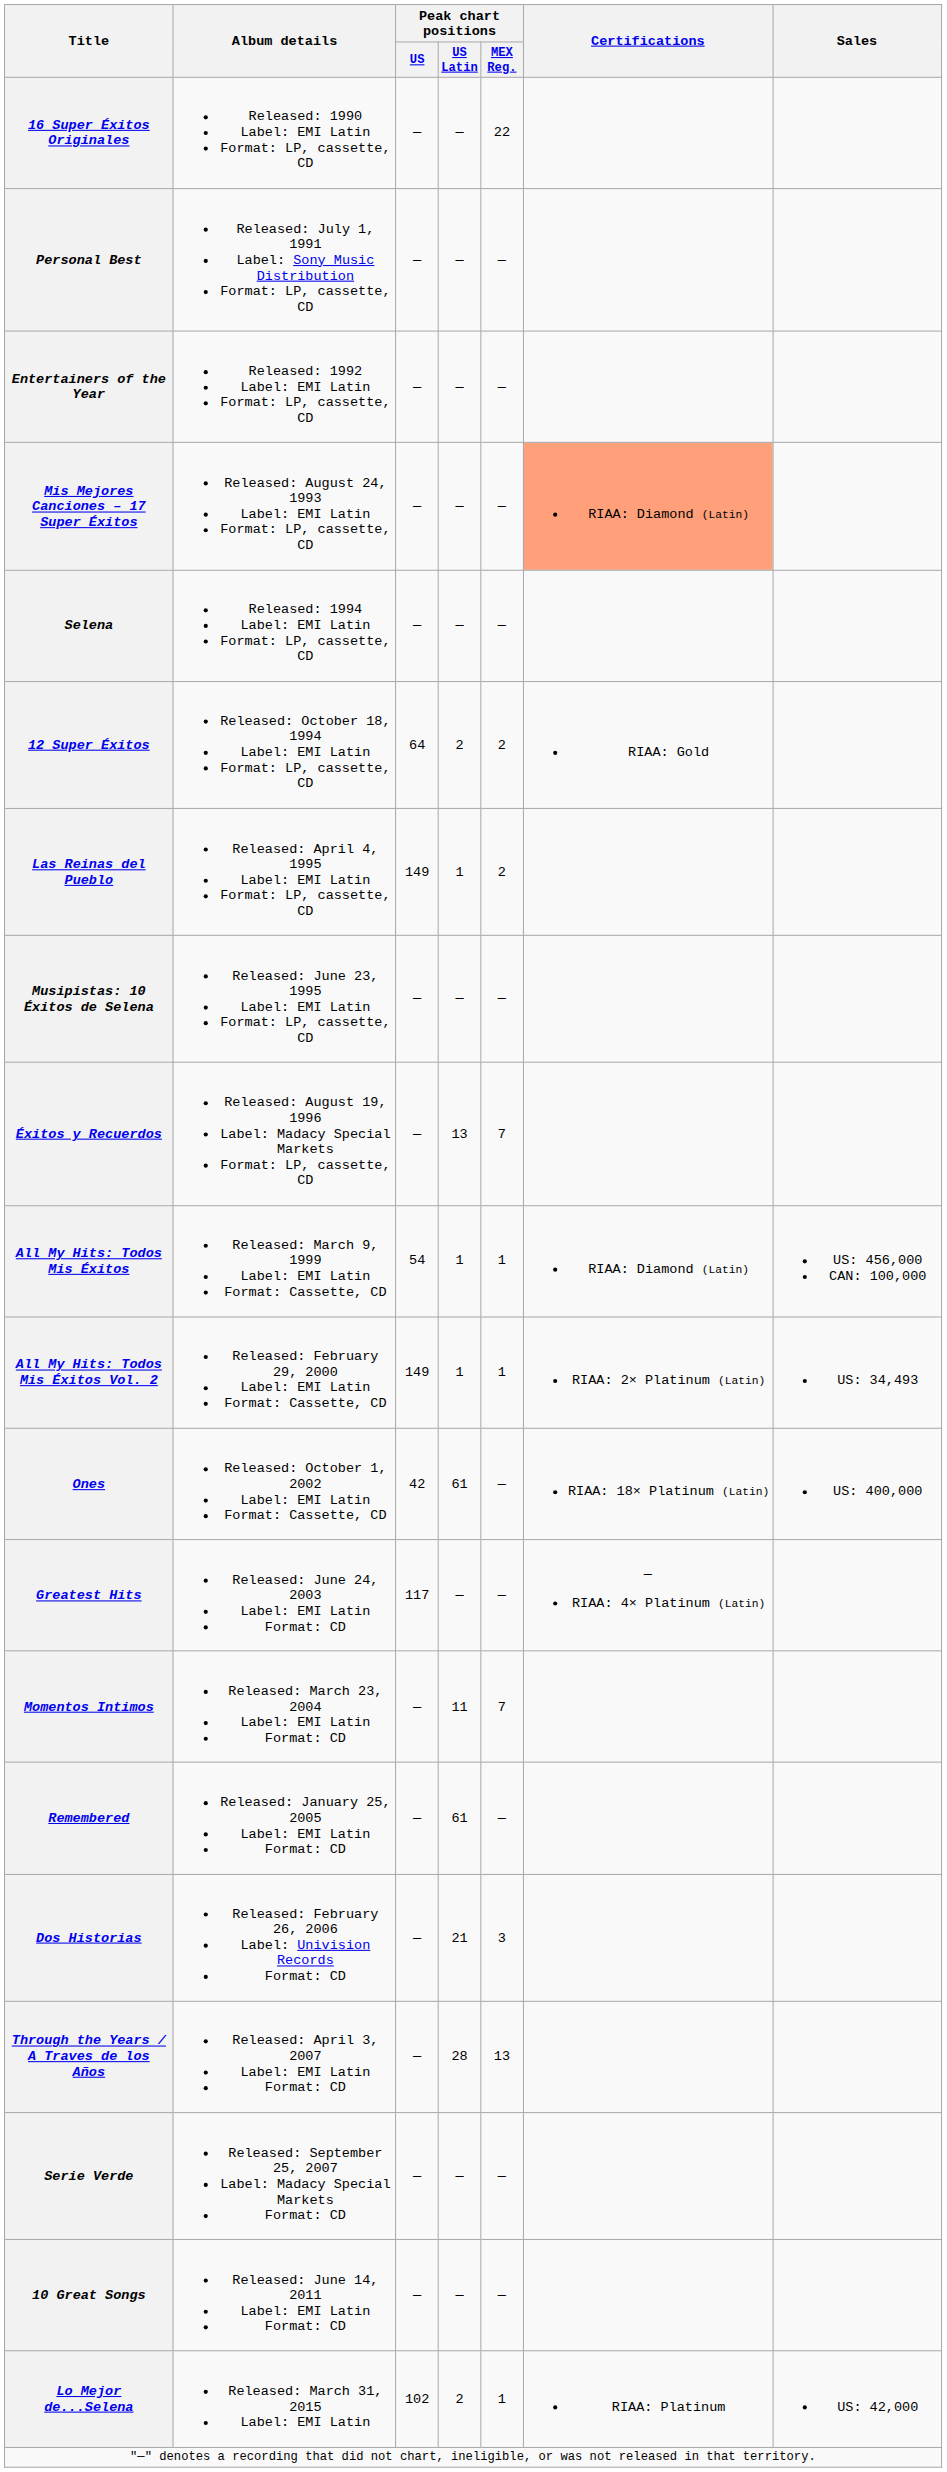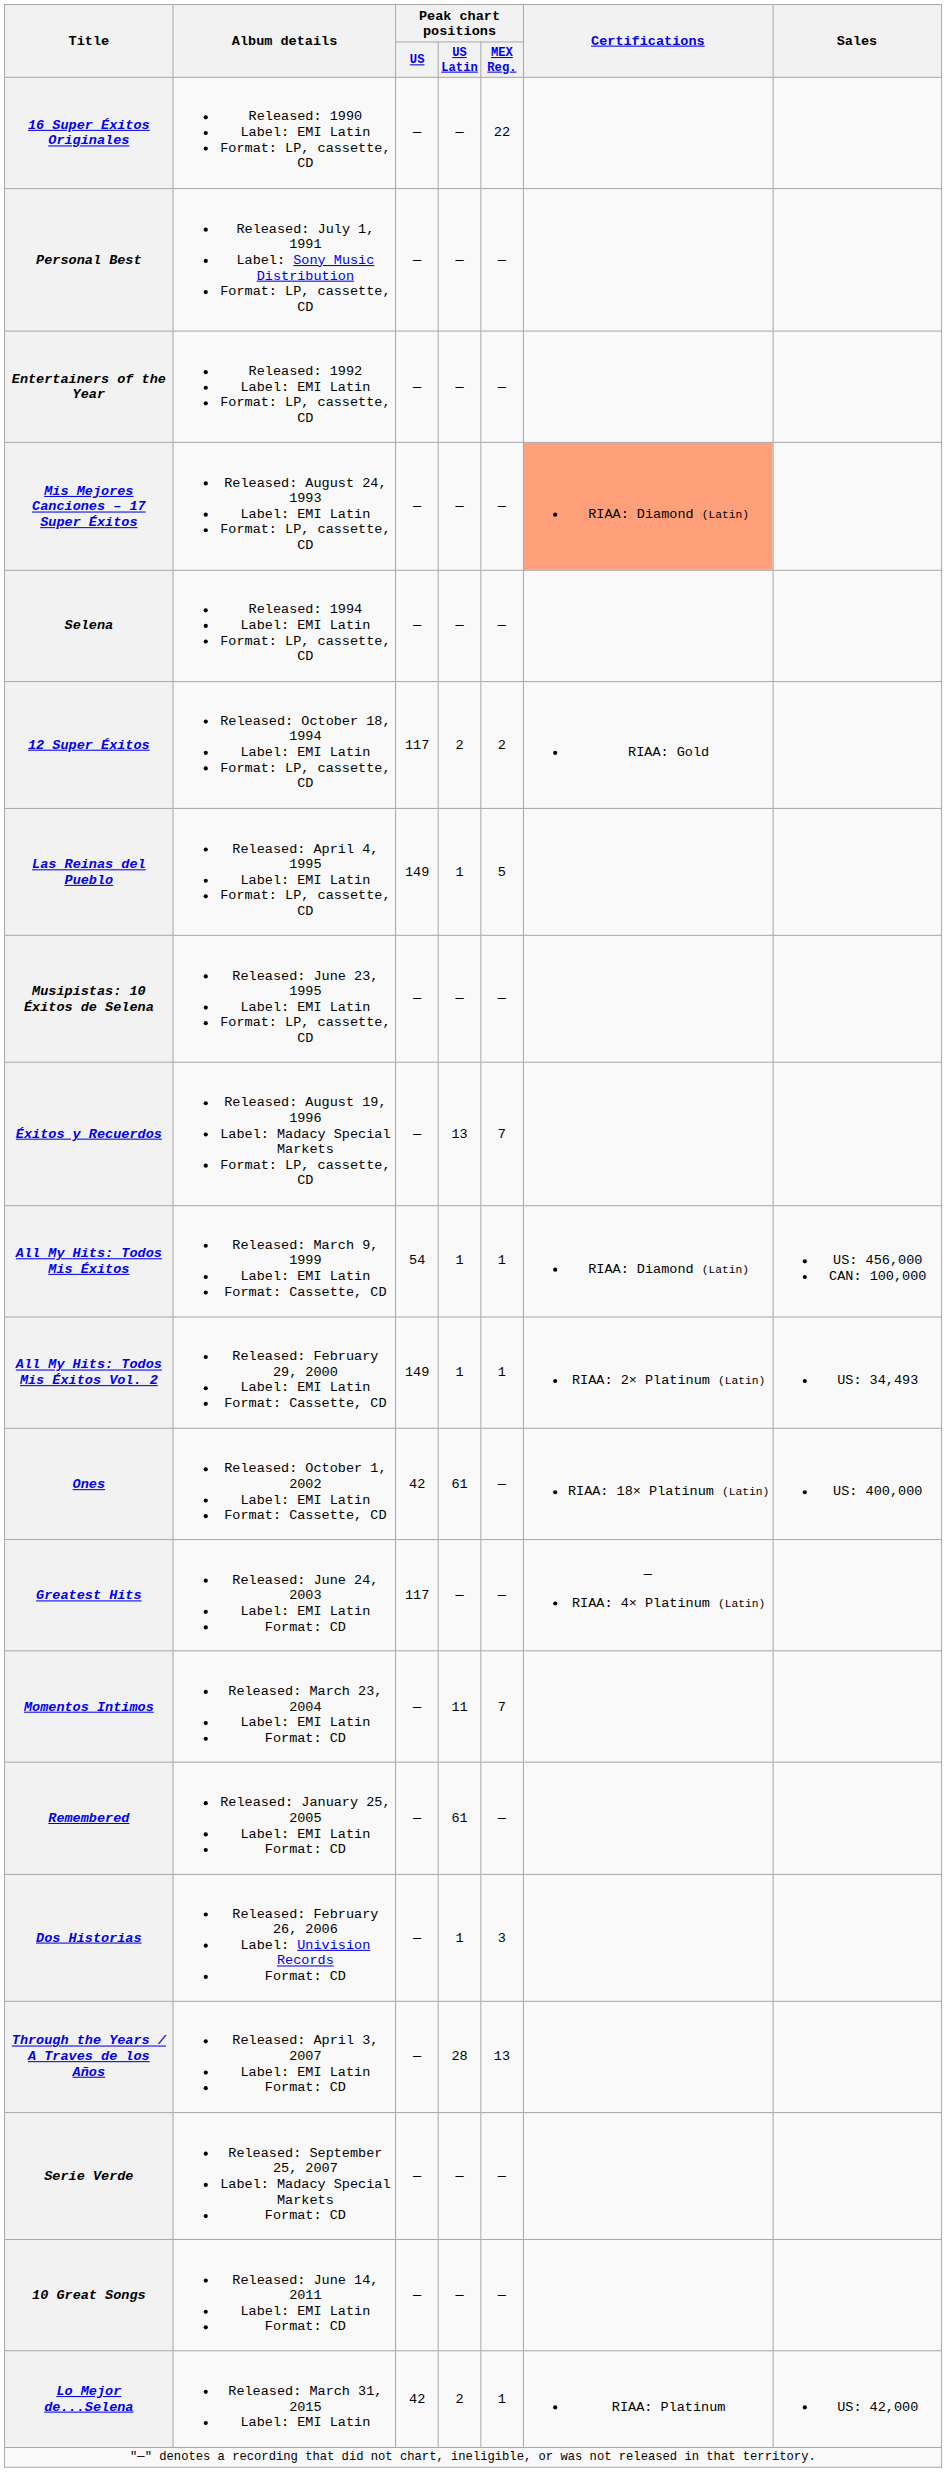(417, 745) 64 -> (417, 745) 117
(502, 872) 2 -> (502, 872) 5
(460, 1938) 21 -> (460, 1938) 1
(417, 2399) 102 -> (417, 2399) 42
